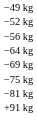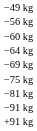- row: (19, 22)
+ row: (19, 36)
+ row: (19, 108)
